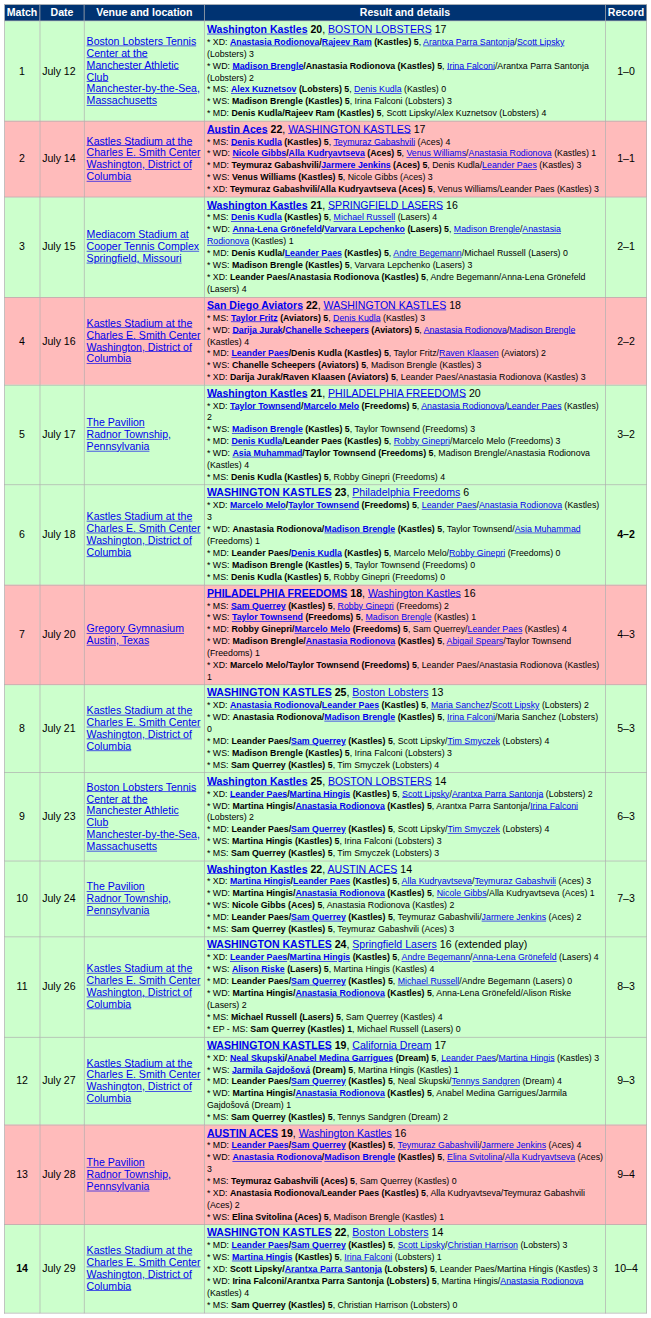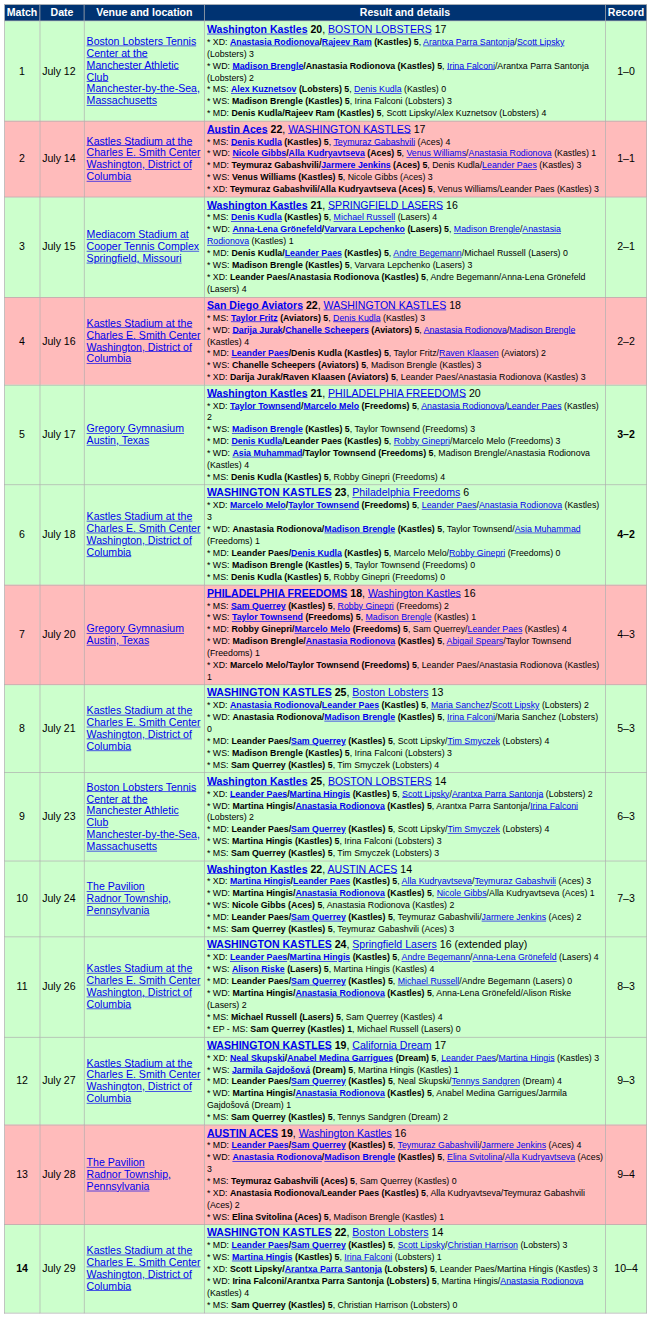(129, 435) The Pavilion Radnor Township, Pennsylvania -> (135, 435) Gregory Gymnasium Austin, Texas
(626, 435) normal -> (626, 435) bold
